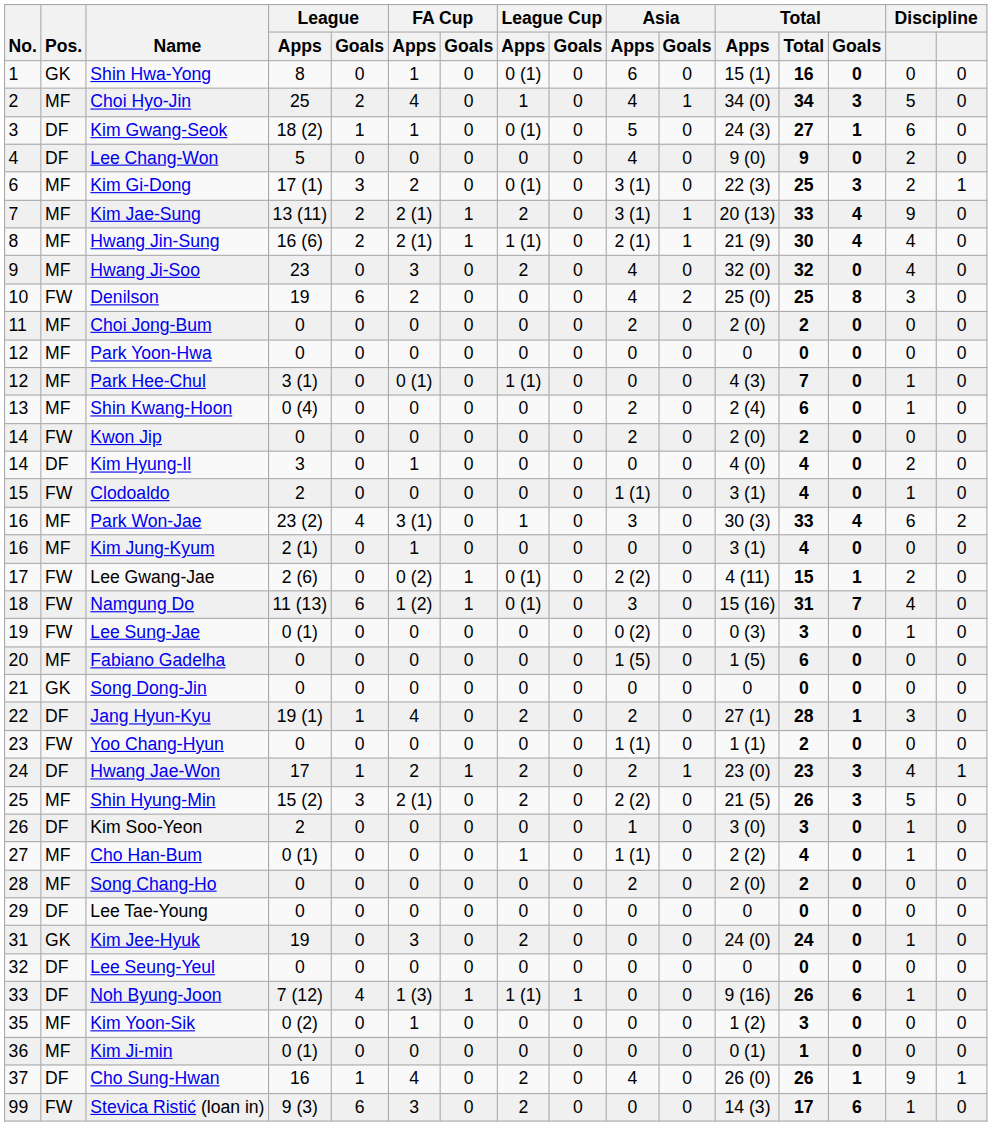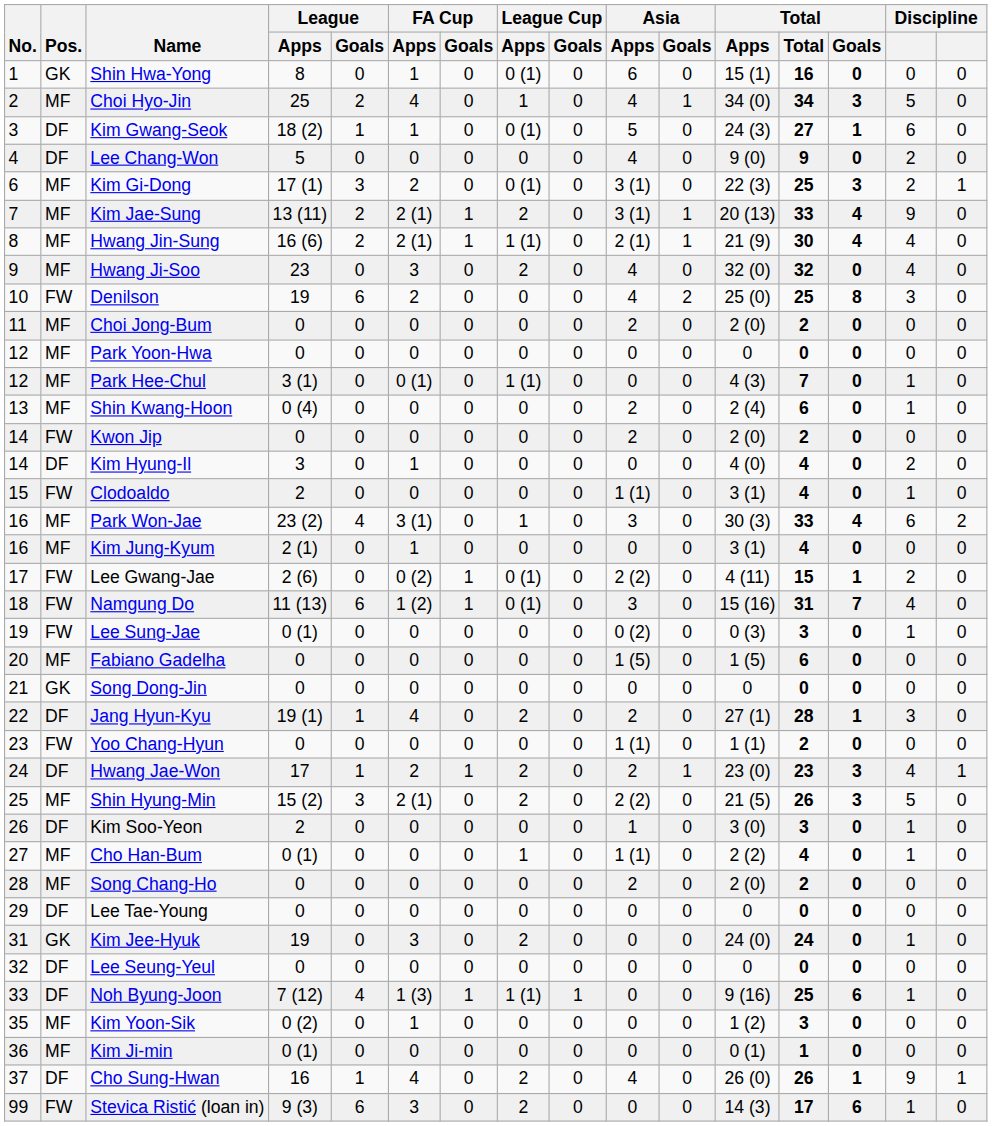(804, 995) 26 -> (804, 995) 25
